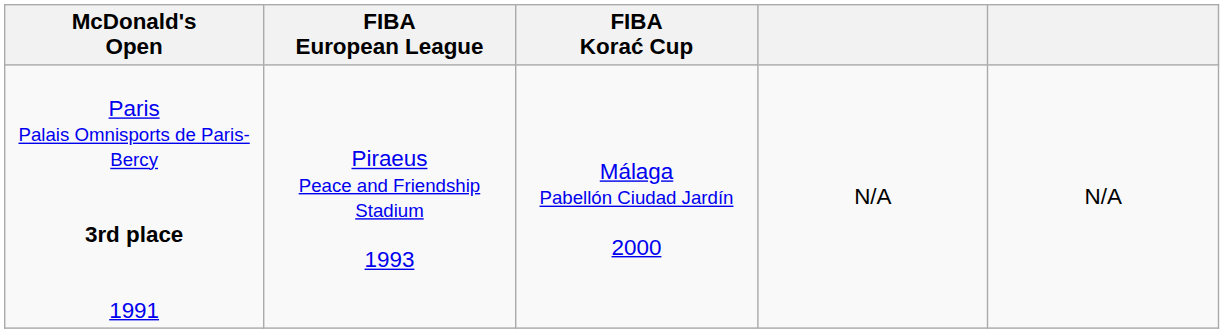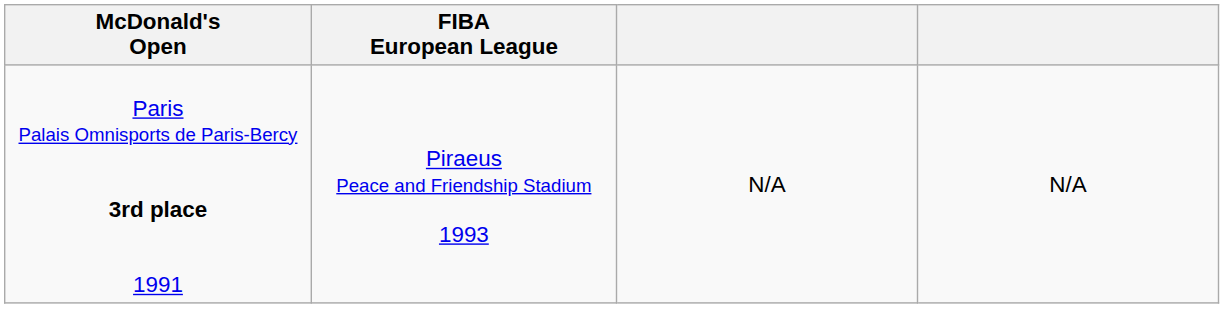- column: (636, 34)
